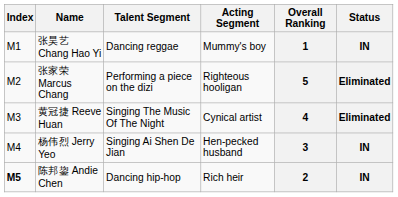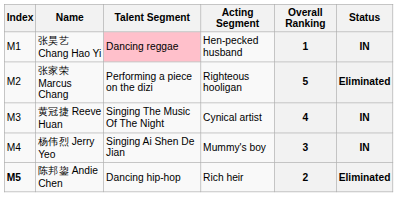(142, 47) no background -> (142, 47) pink background
(235, 47) Mummy's boy -> (231, 47) Hen-pecked husband
(365, 117) Eliminated -> (365, 117) IN
(231, 147) Hen-pecked husband -> (235, 147) Mummy's boy
(365, 177) IN -> (365, 177) Eliminated
